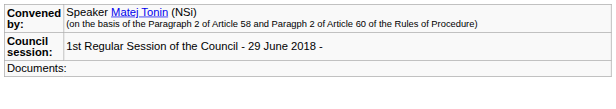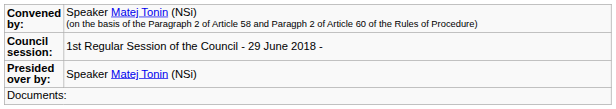+ row: (31, 74)
